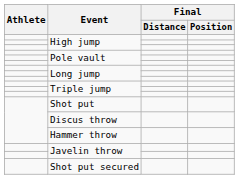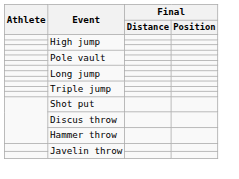- row: (26, 166)
